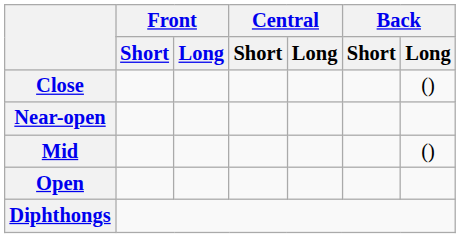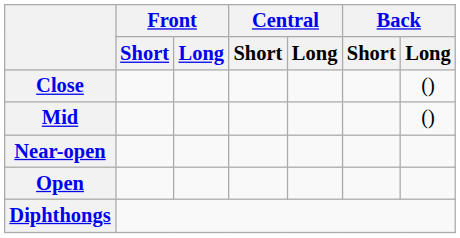rows swapped: (60, 150) <-> (60, 118)
